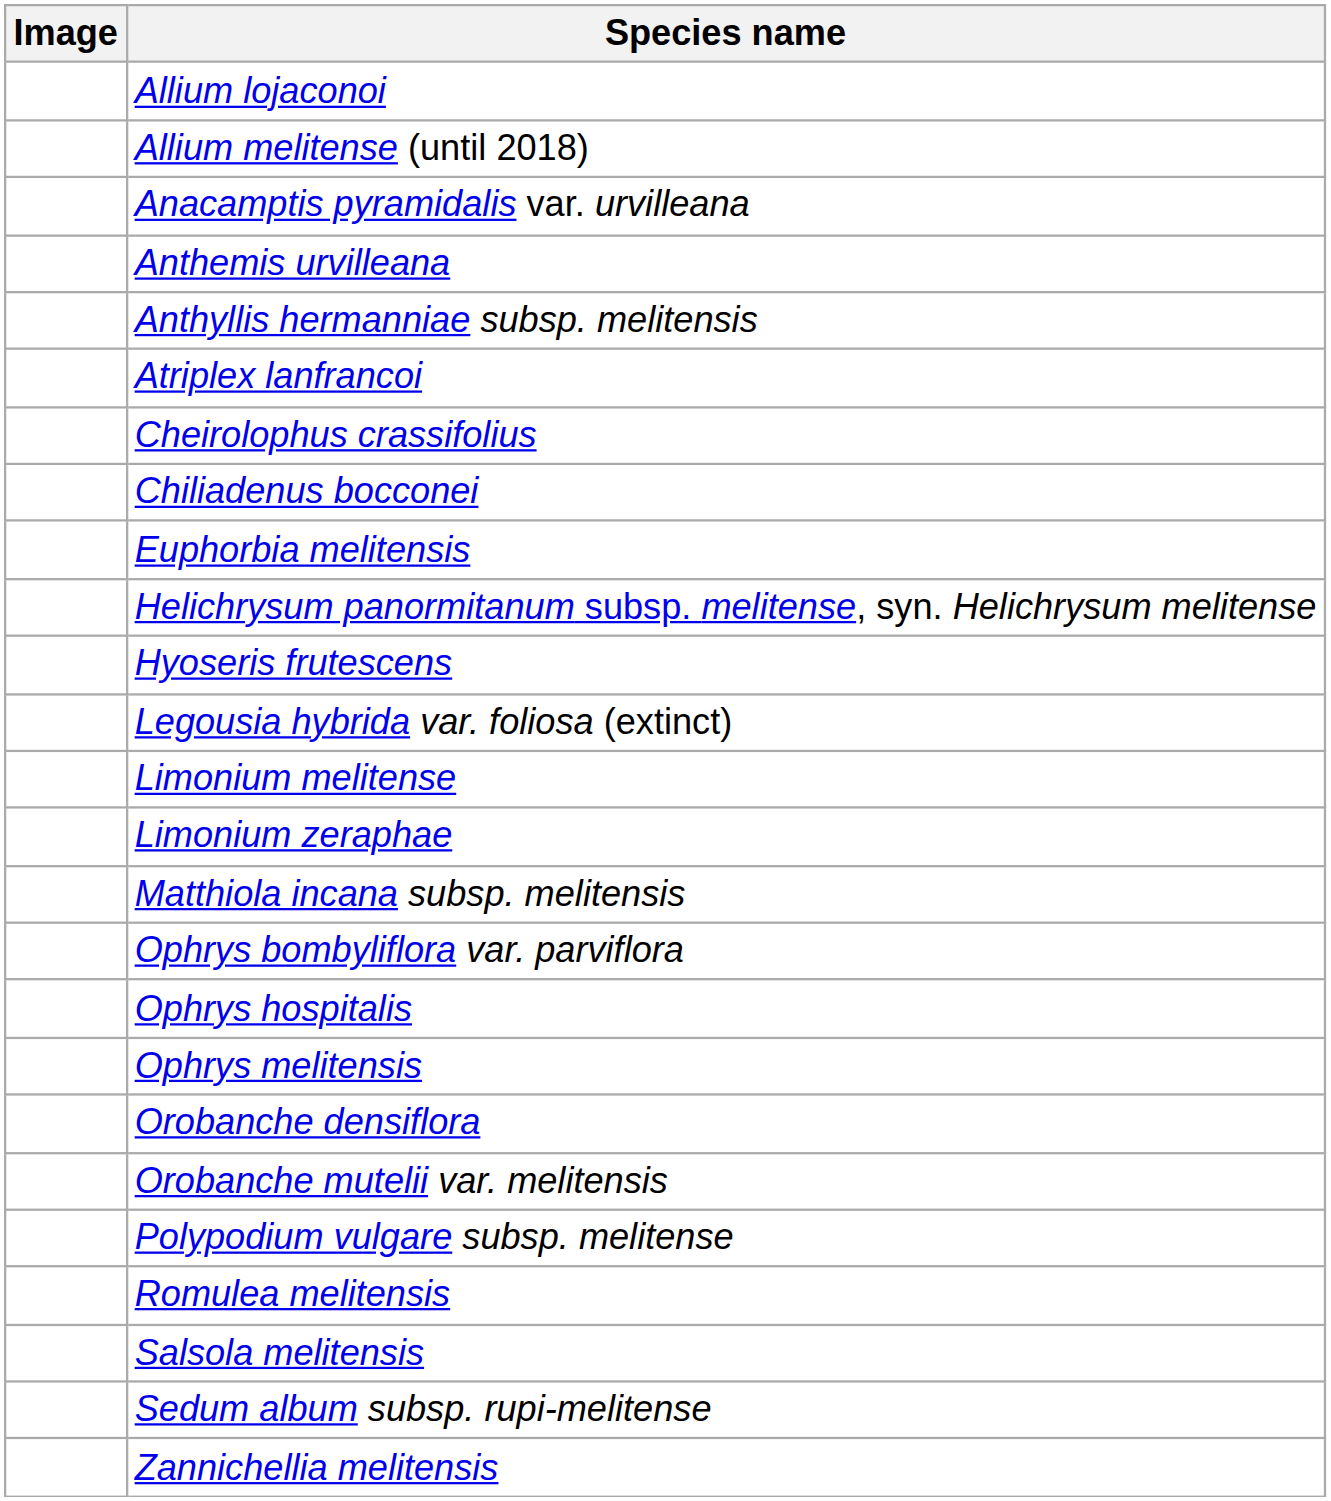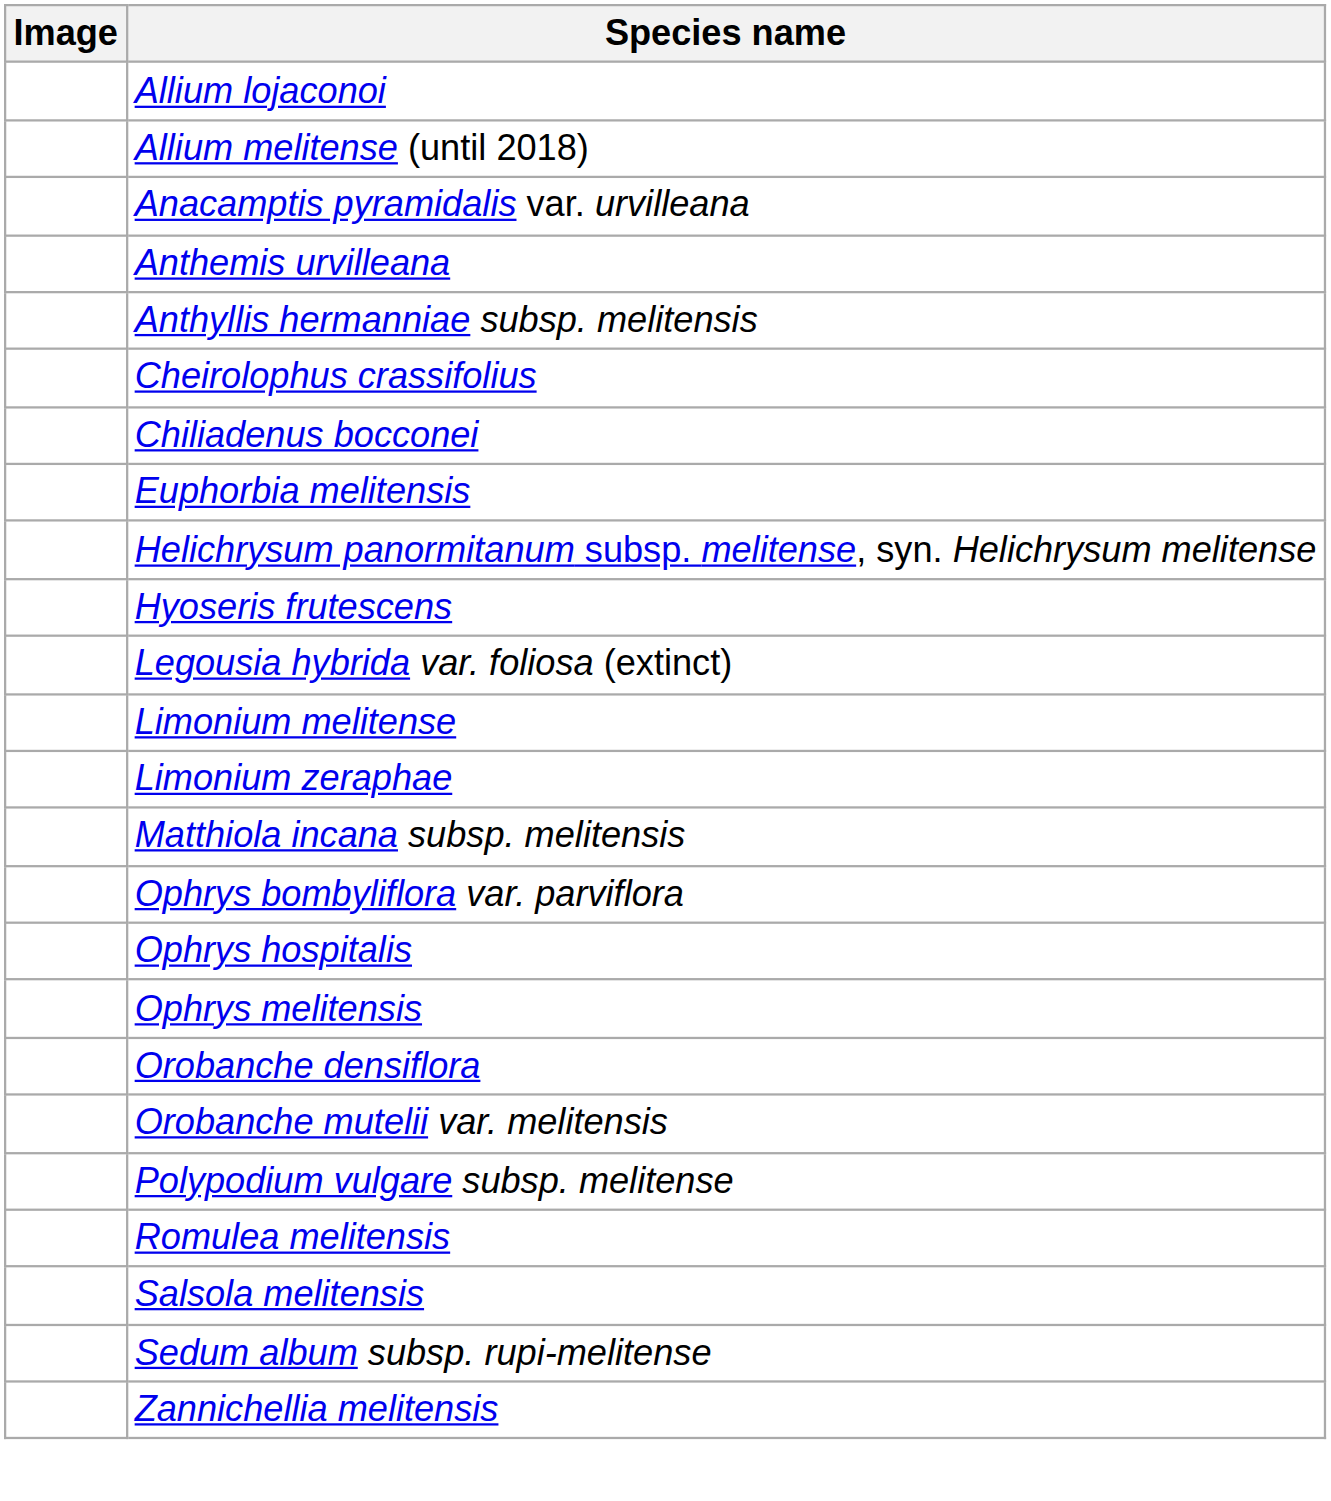- row: (278, 377)
